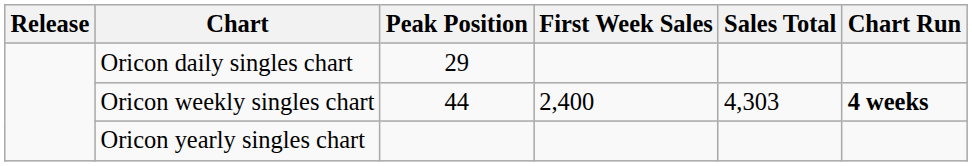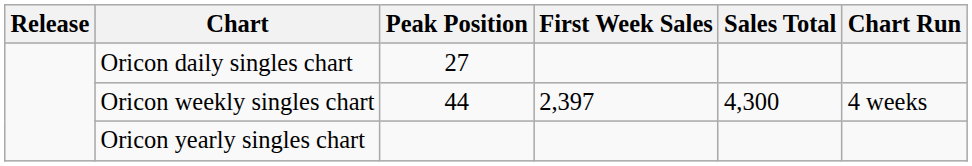(457, 62) 29 -> (457, 62) 27
(567, 101) 2,400 -> (567, 101) 2,397
(752, 101) 4,303 -> (752, 101) 4,300
(888, 101) bold -> (887, 101) normal
